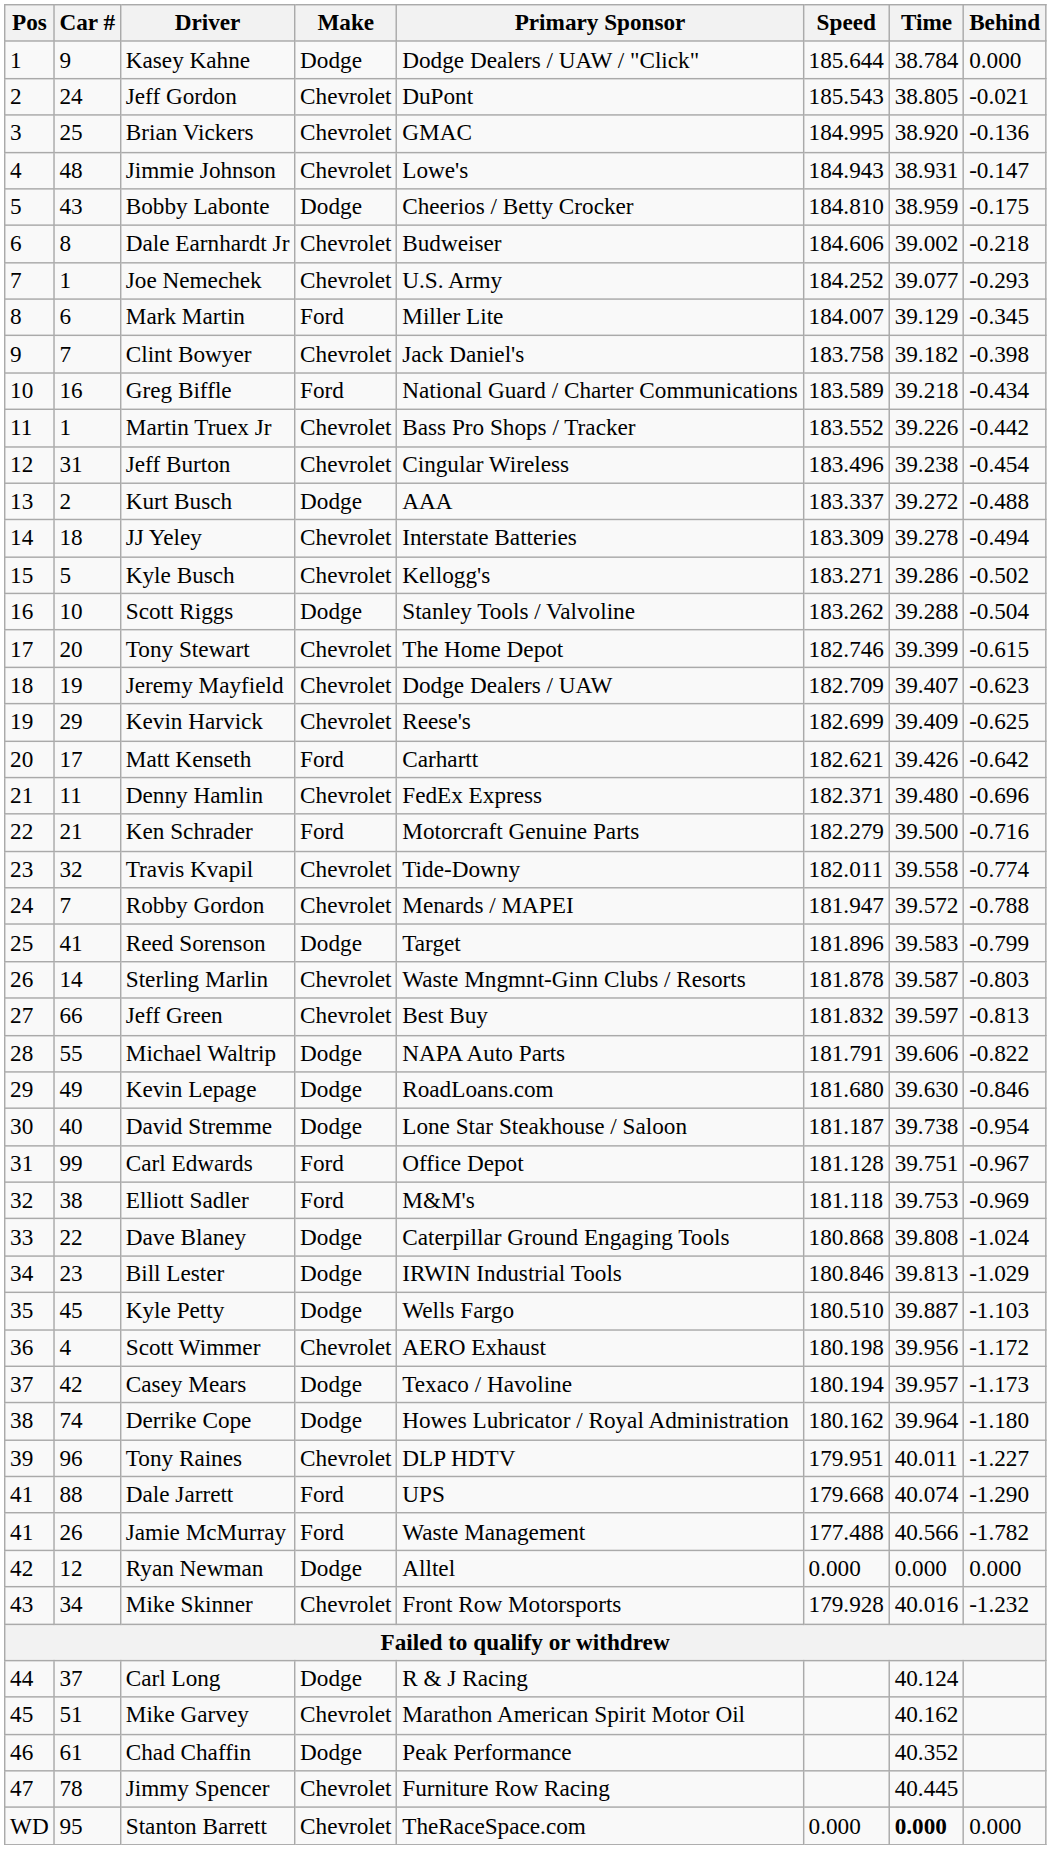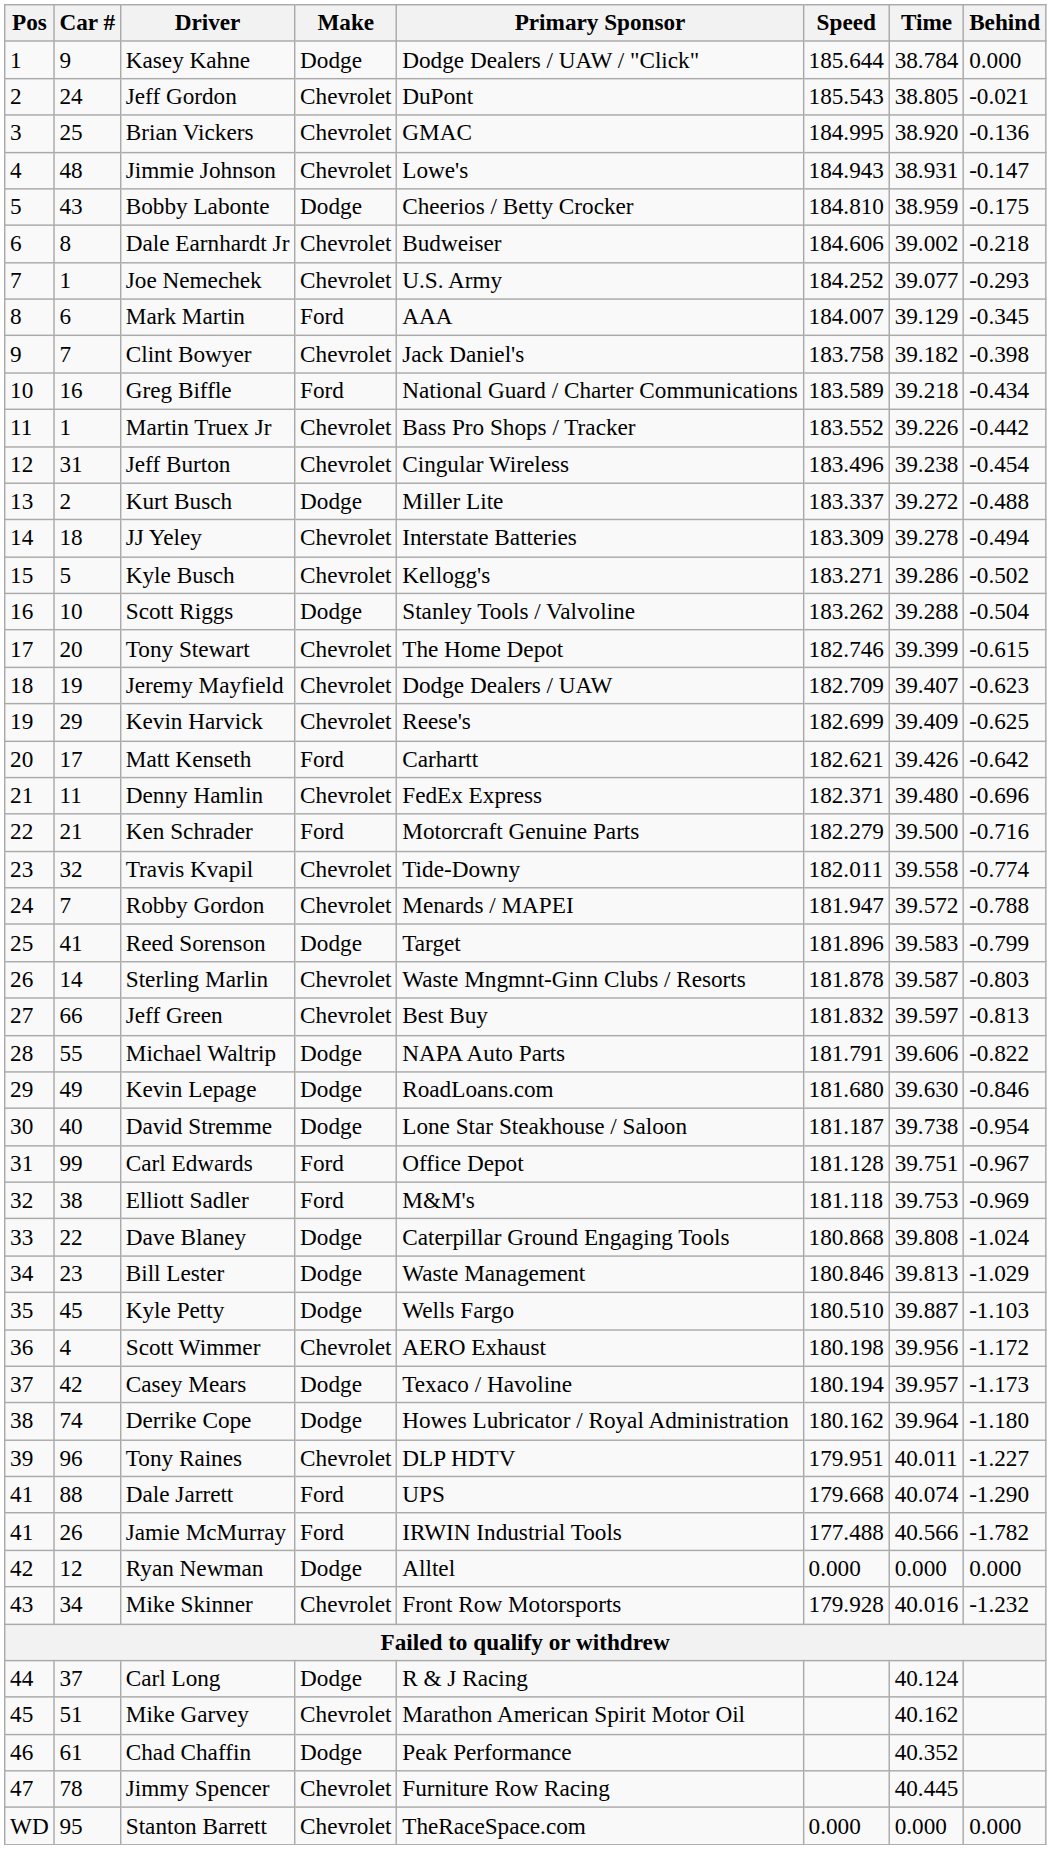(453, 317) Miller Lite -> (427, 317) AAA
(427, 501) AAA -> (453, 501) Miller Lite
(512, 1273) IRWIN Industrial Tools -> (494, 1273) Waste Management
(494, 1531) Waste Management -> (512, 1531) IRWIN Industrial Tools
(921, 1825) bold -> (921, 1825) normal
